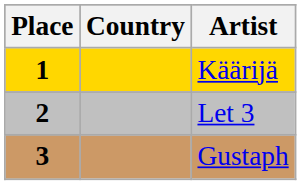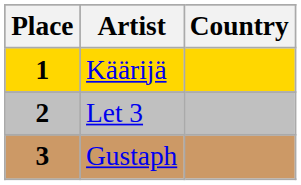columns swapped: (135, 26) <-> (243, 26)
